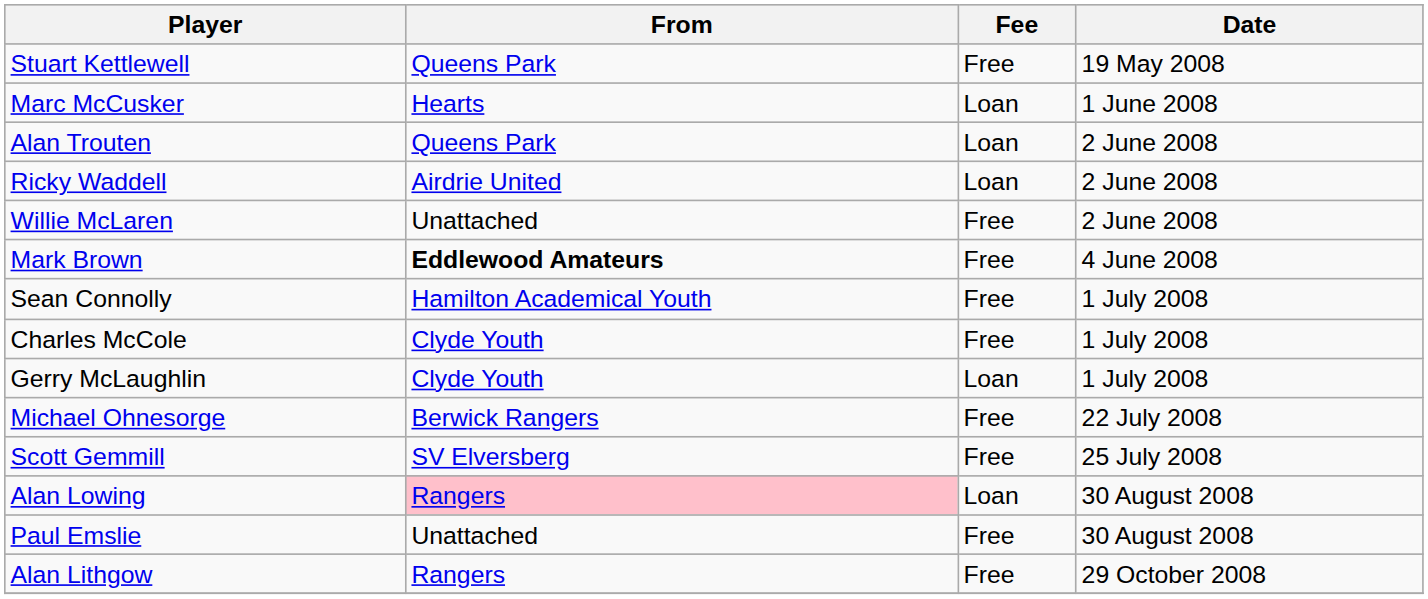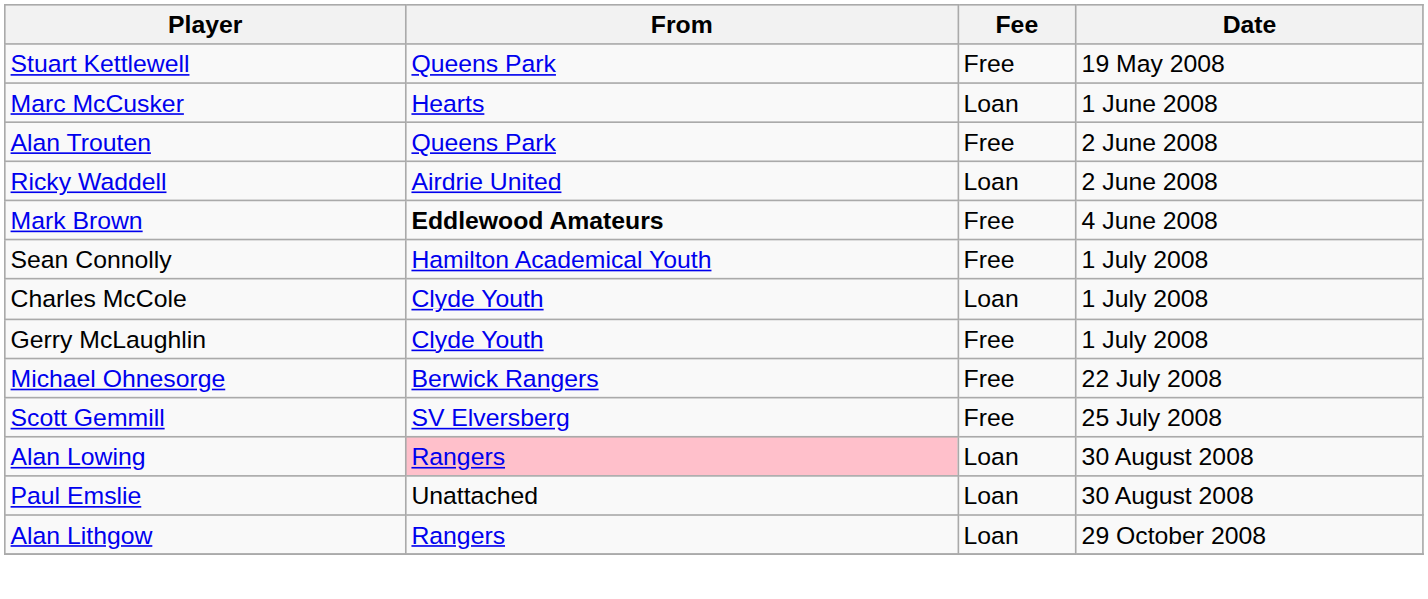(991, 142) Loan -> (989, 142) Free
- row: (92, 221)
(989, 338) Free -> (991, 299) Loan
(991, 378) Loan -> (989, 338) Free
(989, 534) Free -> (991, 495) Loan
(989, 574) Free -> (991, 534) Loan
